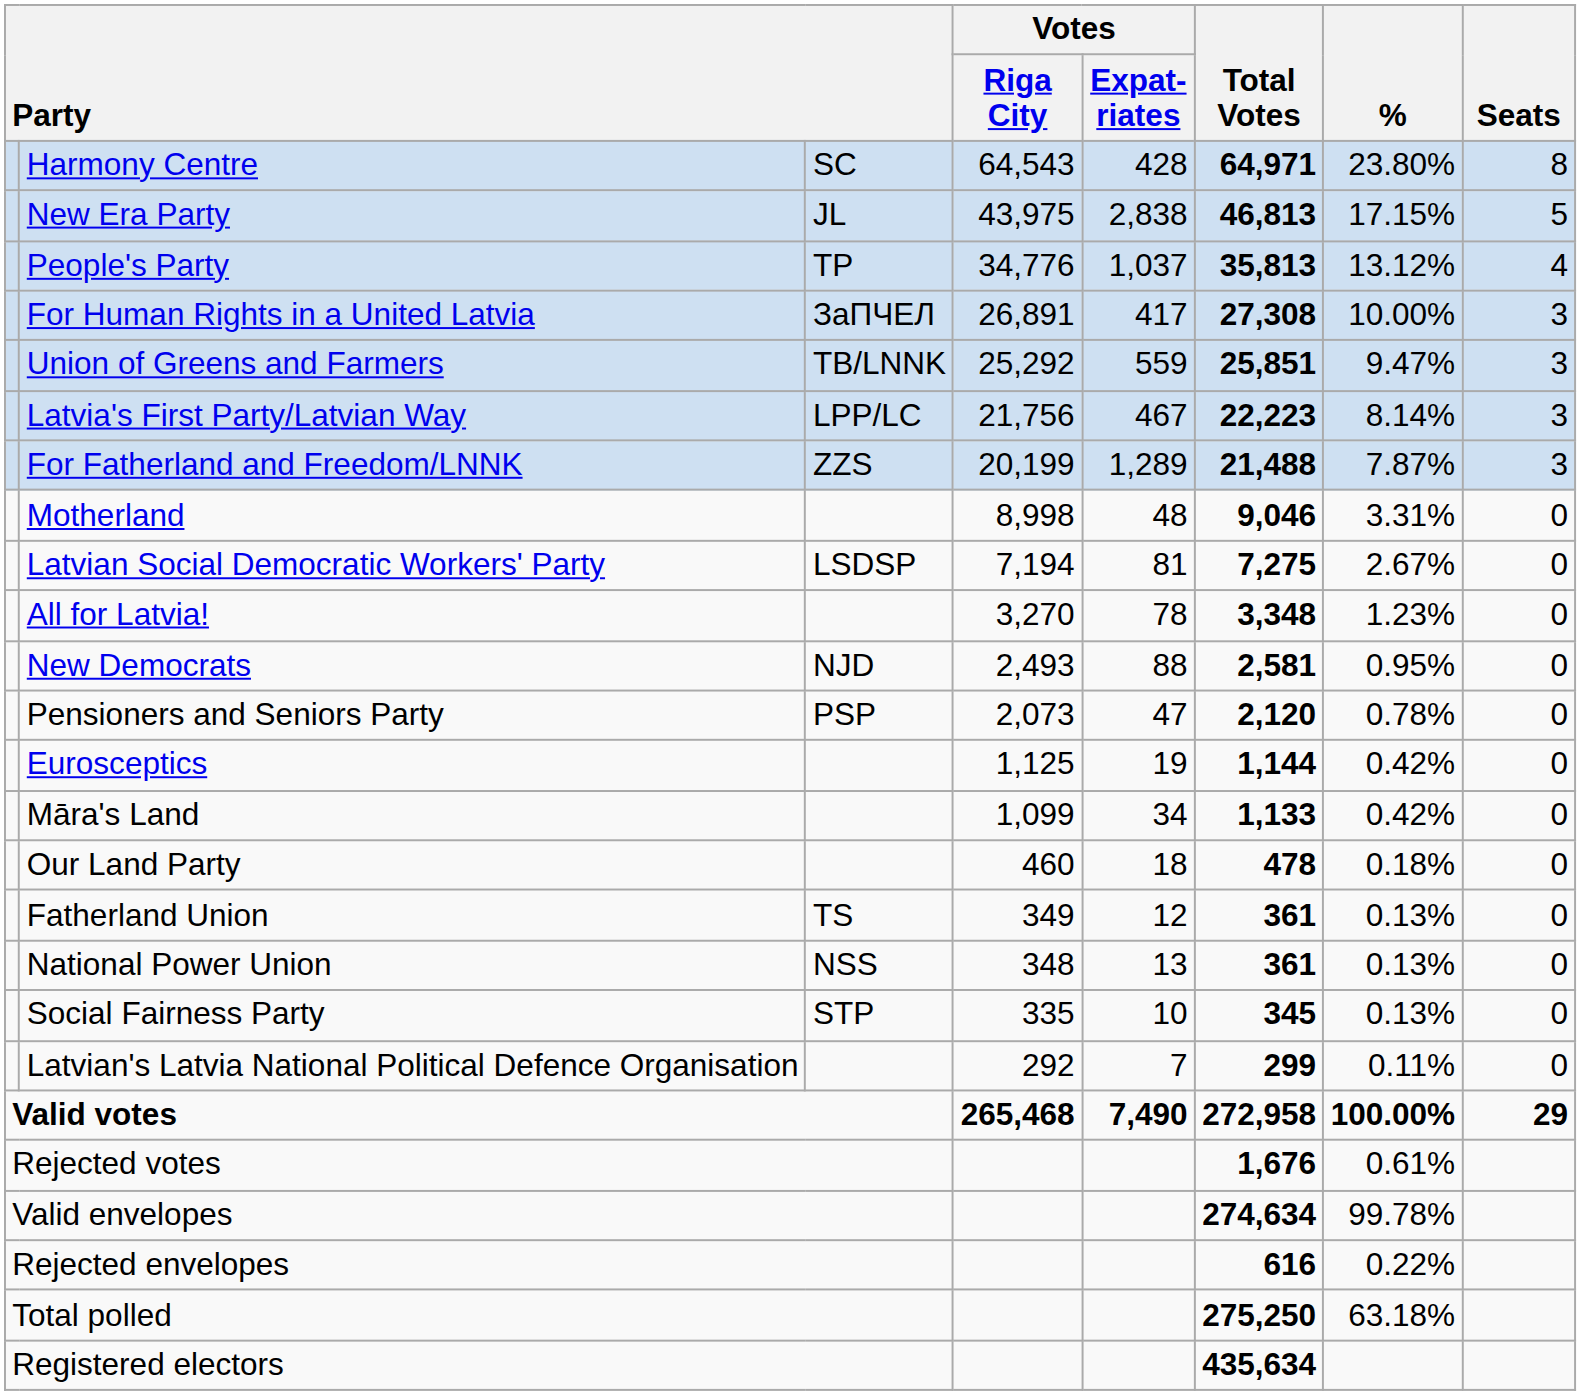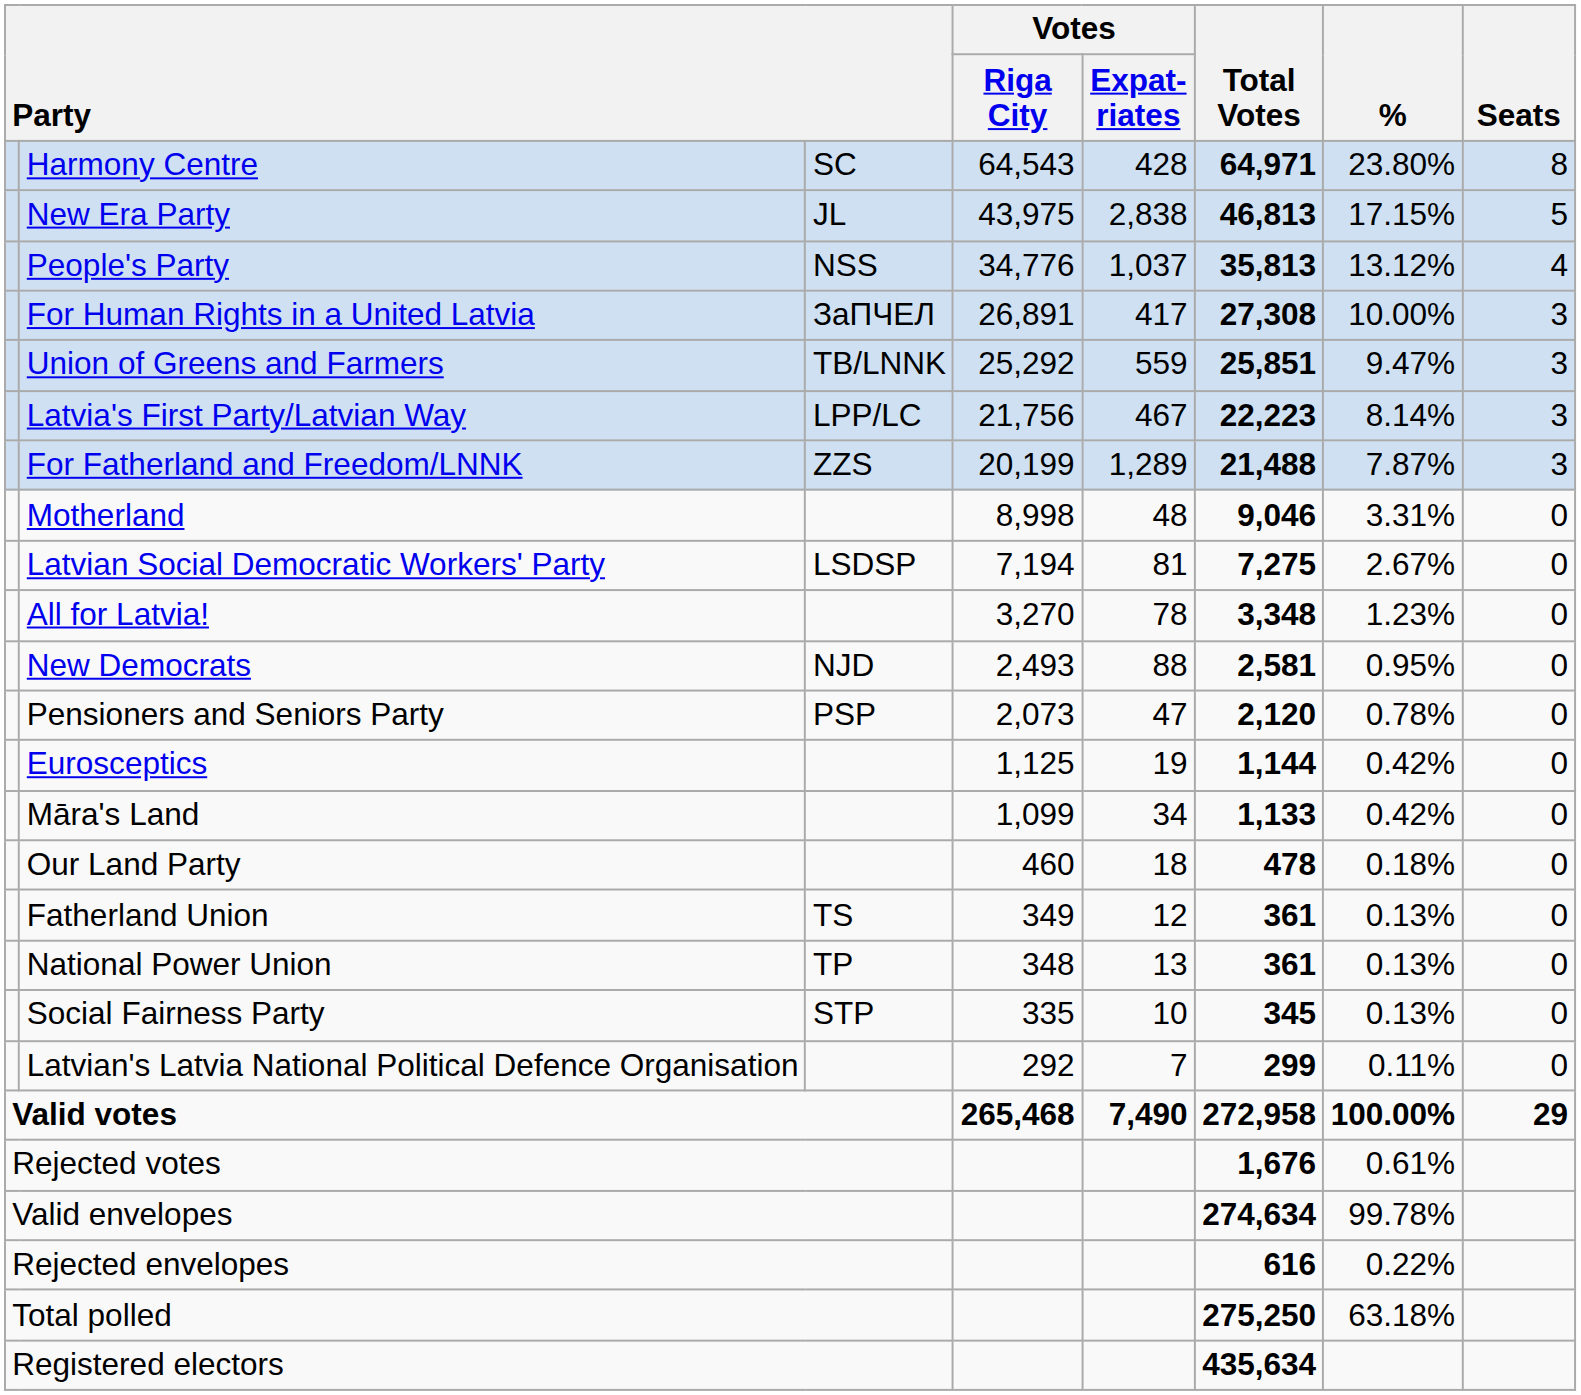(833, 264) TP -> (845, 264) NSS
(845, 964) NSS -> (833, 964) TP
